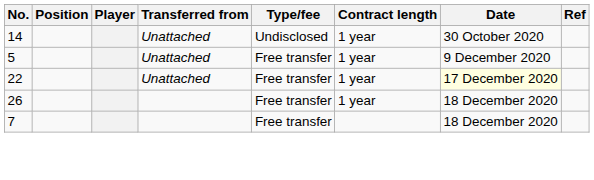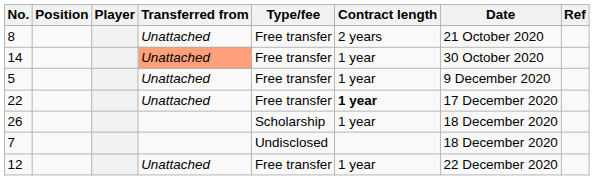+ row: (11, 36)
(176, 36) no background -> (176, 57) lightsalmon background
(291, 36) Undisclosed -> (293, 57) Free transfer
(357, 79) normal -> (357, 100) bold
(501, 79) lightyellow background -> (501, 100) no background
(293, 100) Free transfer -> (290, 121) Scholarship
(293, 121) Free transfer -> (291, 143) Undisclosed
+ row: (15, 164)
